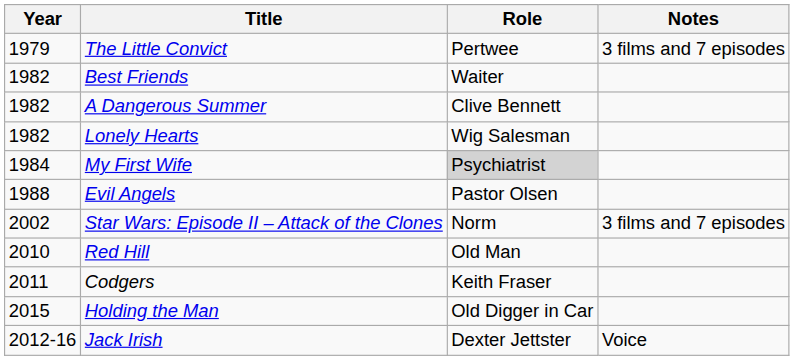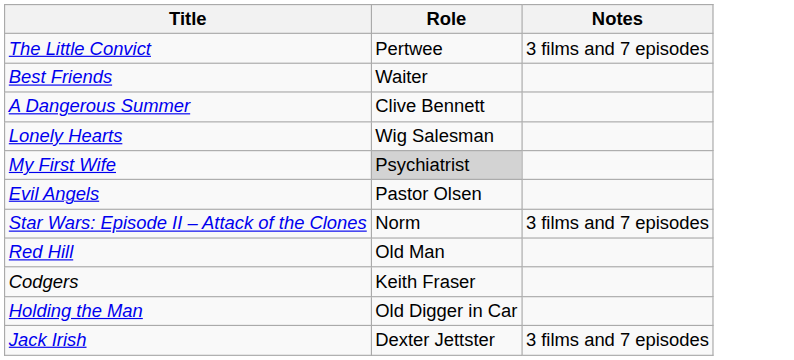- column: (43, 19)
(624, 340) Voice -> (617, 340) 3 films and 7 episodes
